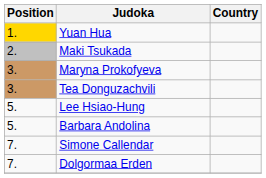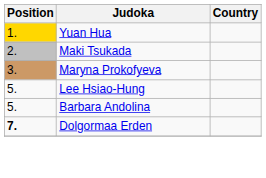- row: (107, 88)
- row: (106, 145)
(12, 164) normal -> (12, 126) bold
